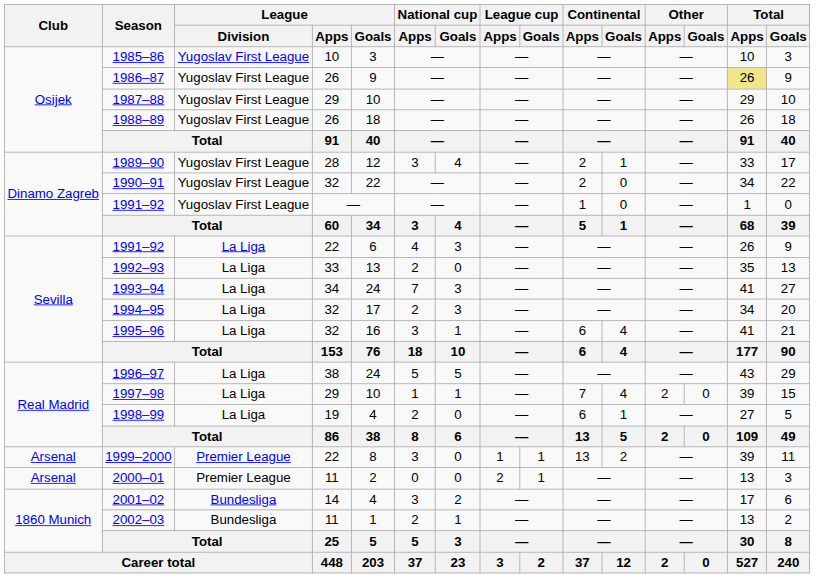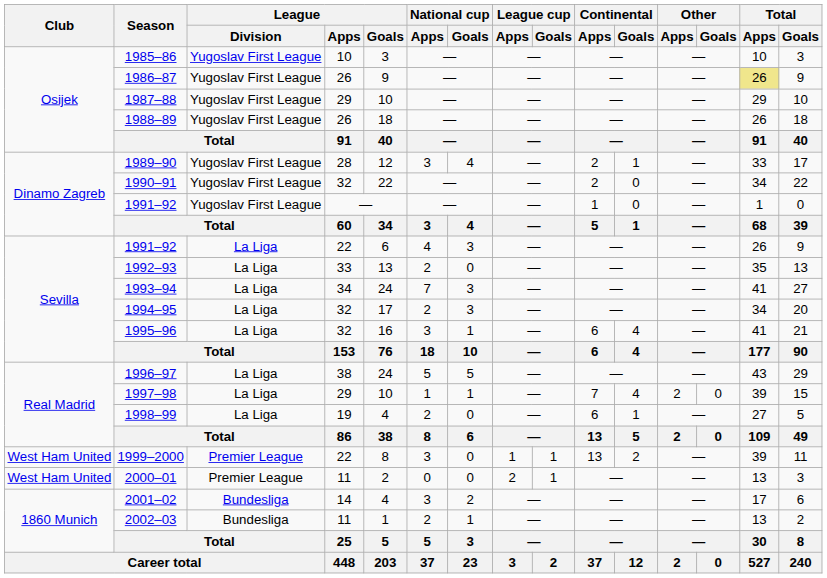(53, 457) Arsenal -> (59, 457) West Ham United
(53, 478) Arsenal -> (59, 478) West Ham United
